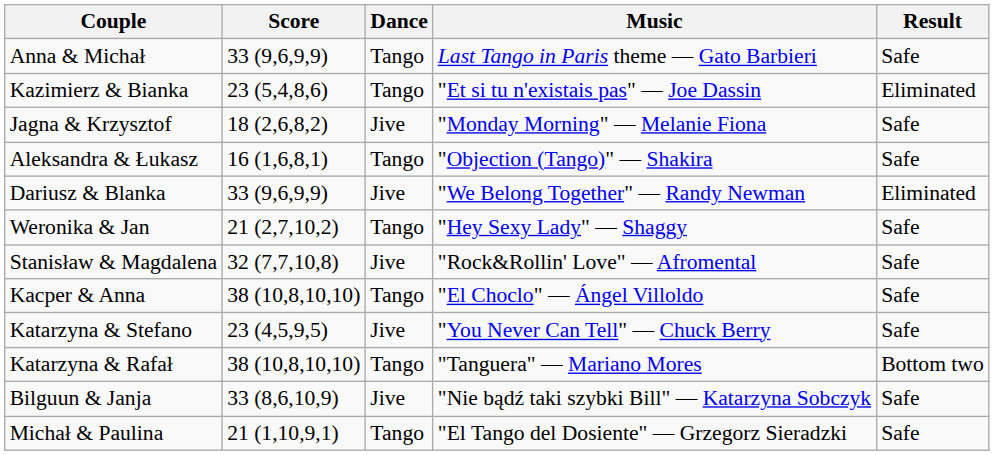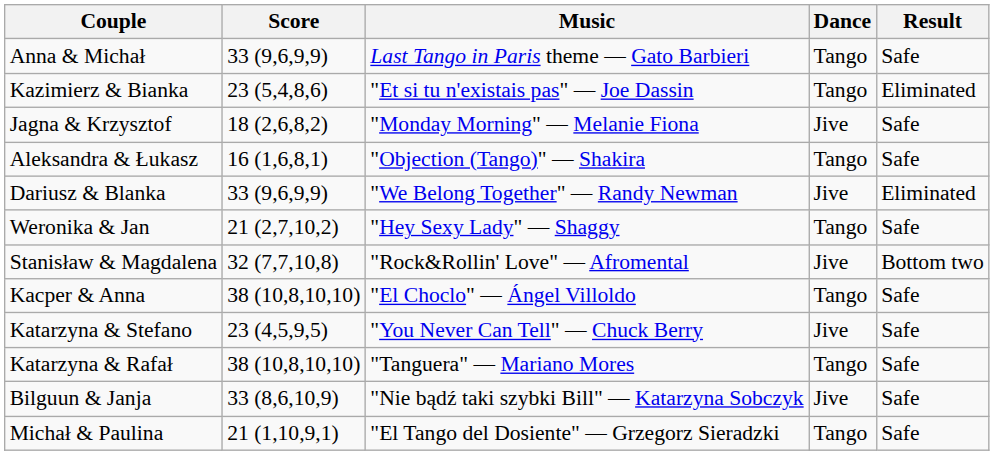columns swapped: (399, 21) <-> (655, 21)
(900, 261) Safe -> (932, 261) Bottom two
(932, 364) Bottom two -> (900, 364) Safe
